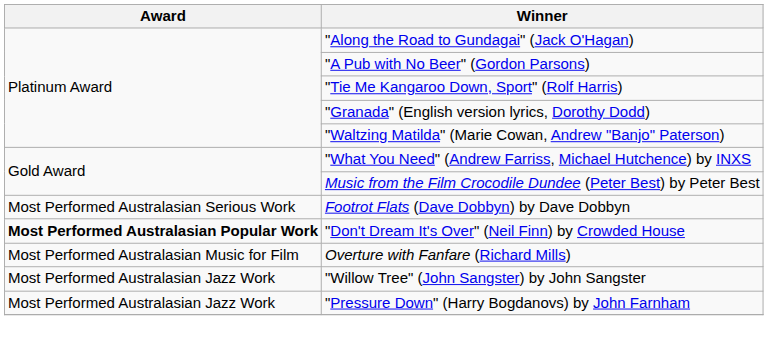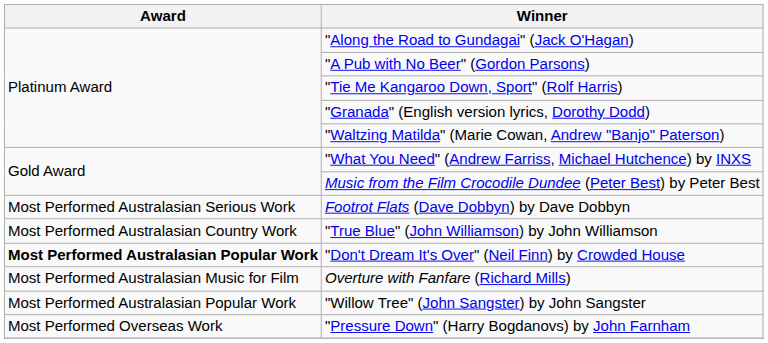+ row: (491, 231)
(142, 278) Most Performed Australasian Jazz Work -> (152, 302) Most Performed Australasian Popular Work
(142, 302) Most Performed Australasian Jazz Work -> (115, 326) Most Performed Overseas Work
